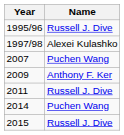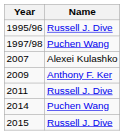(82, 43) Alexei Kulashko -> (78, 43) Puchen Wang
(78, 59) Puchen Wang -> (82, 59) Alexei Kulashko
